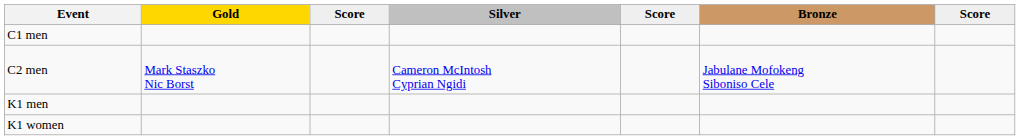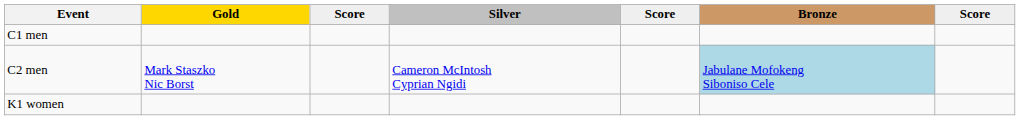(753, 76) no background -> (753, 76) lightblue background
- row: (28, 104)
